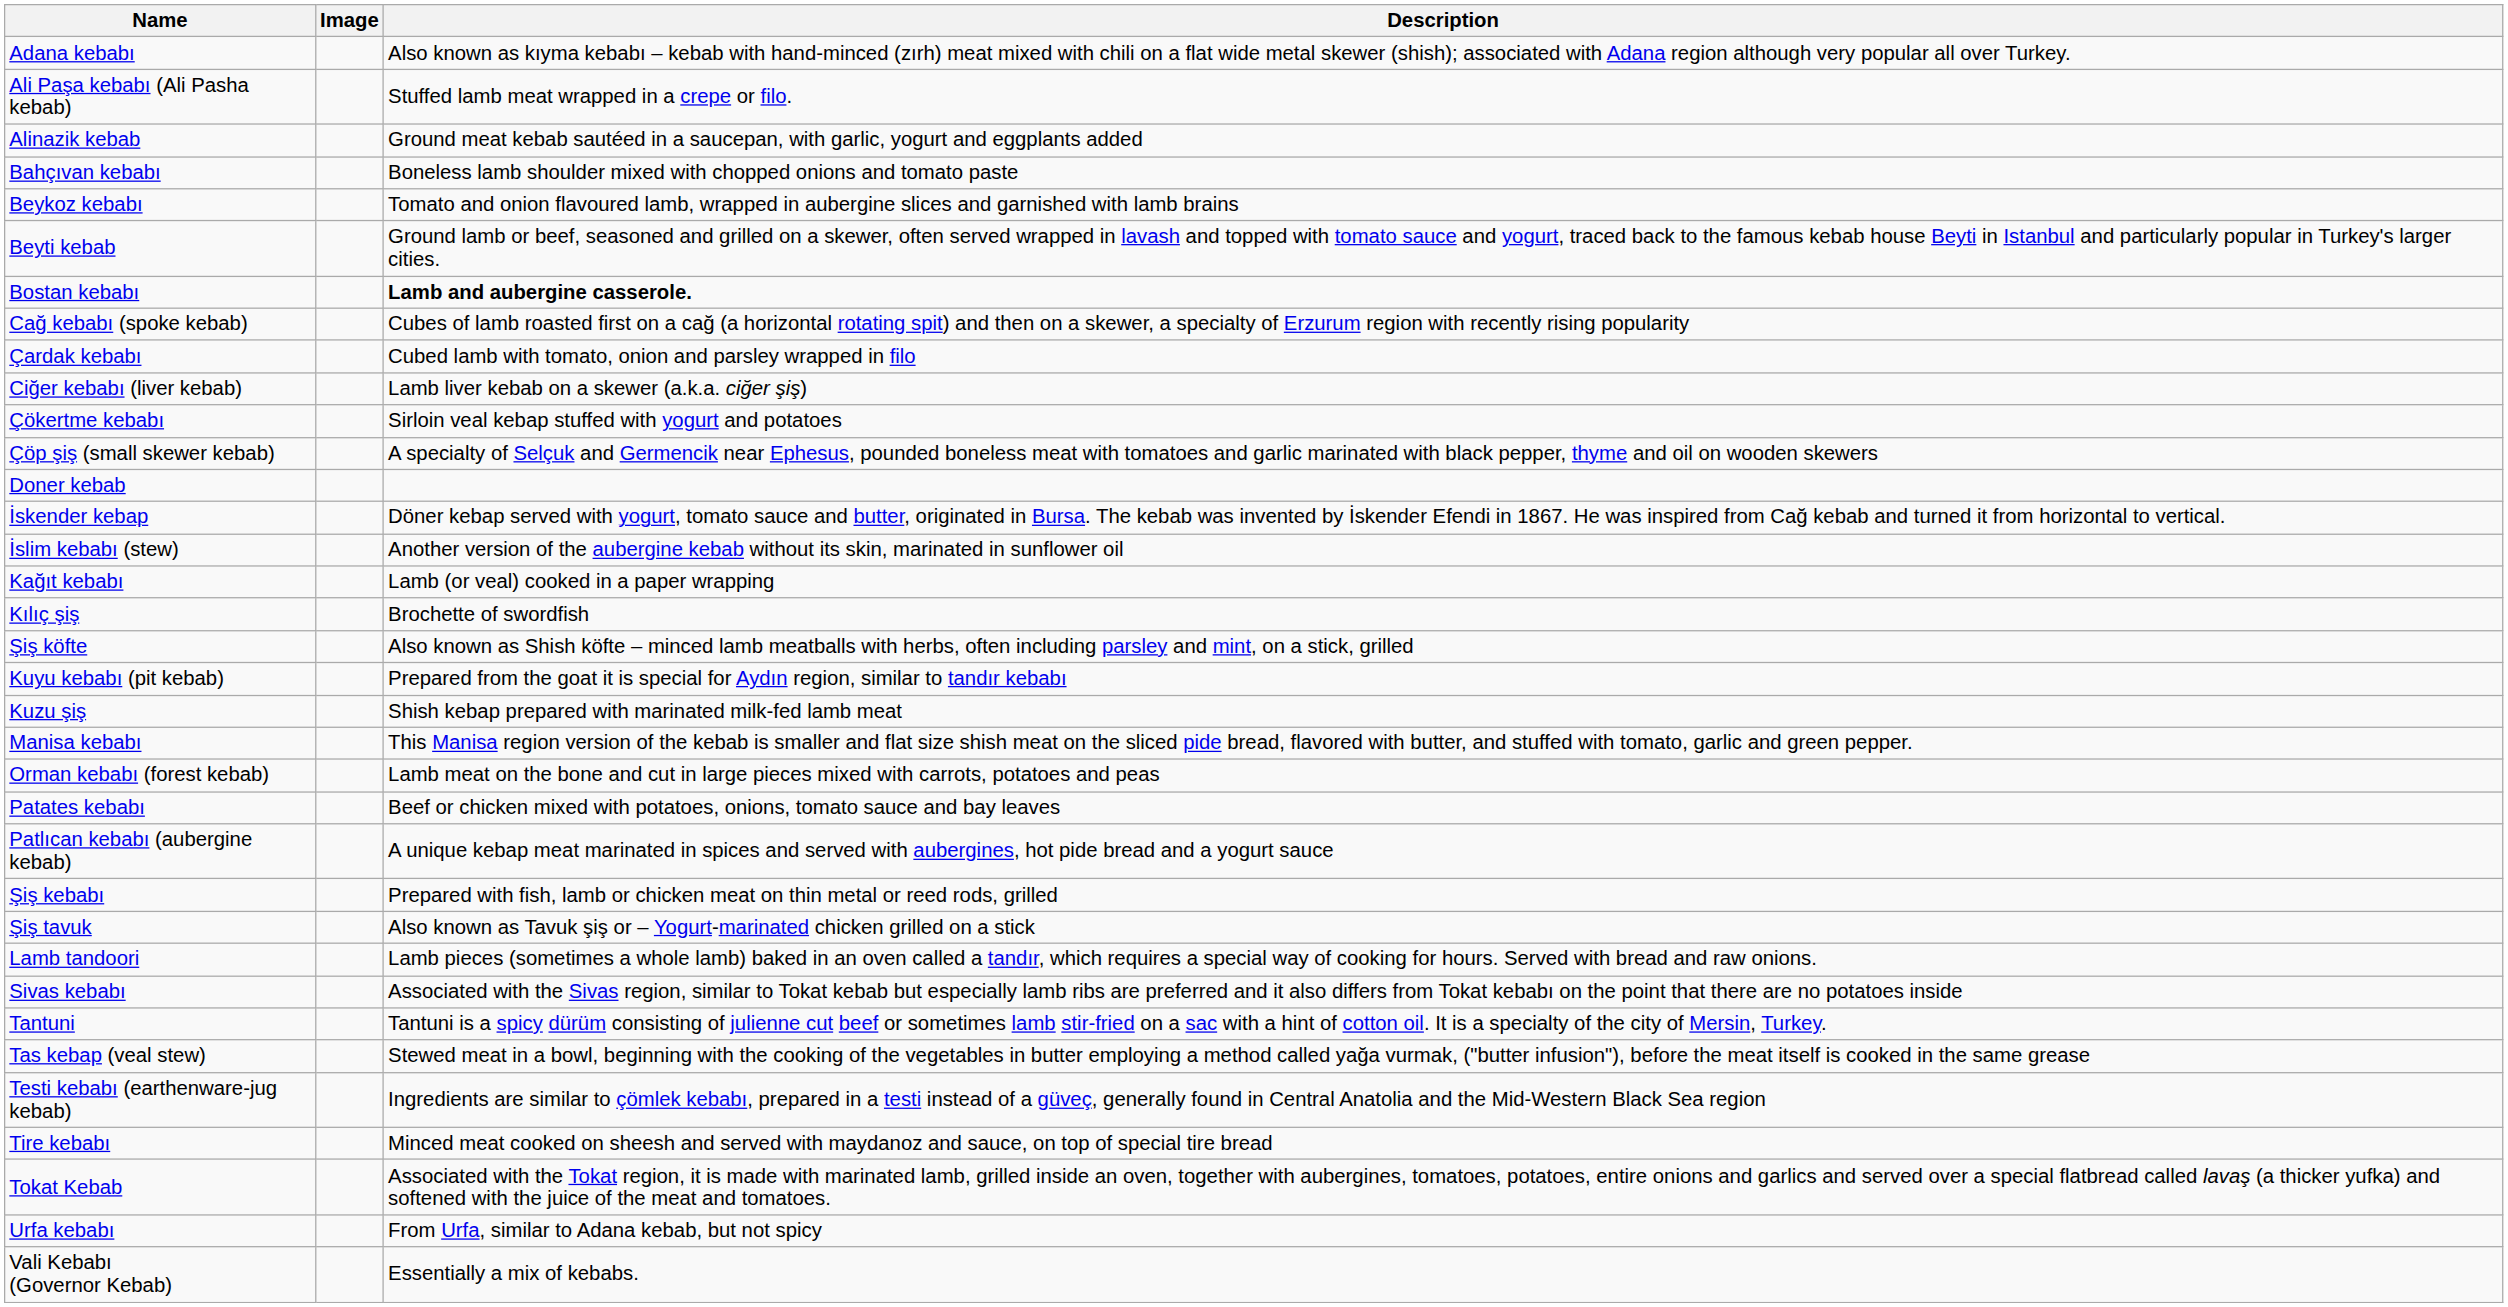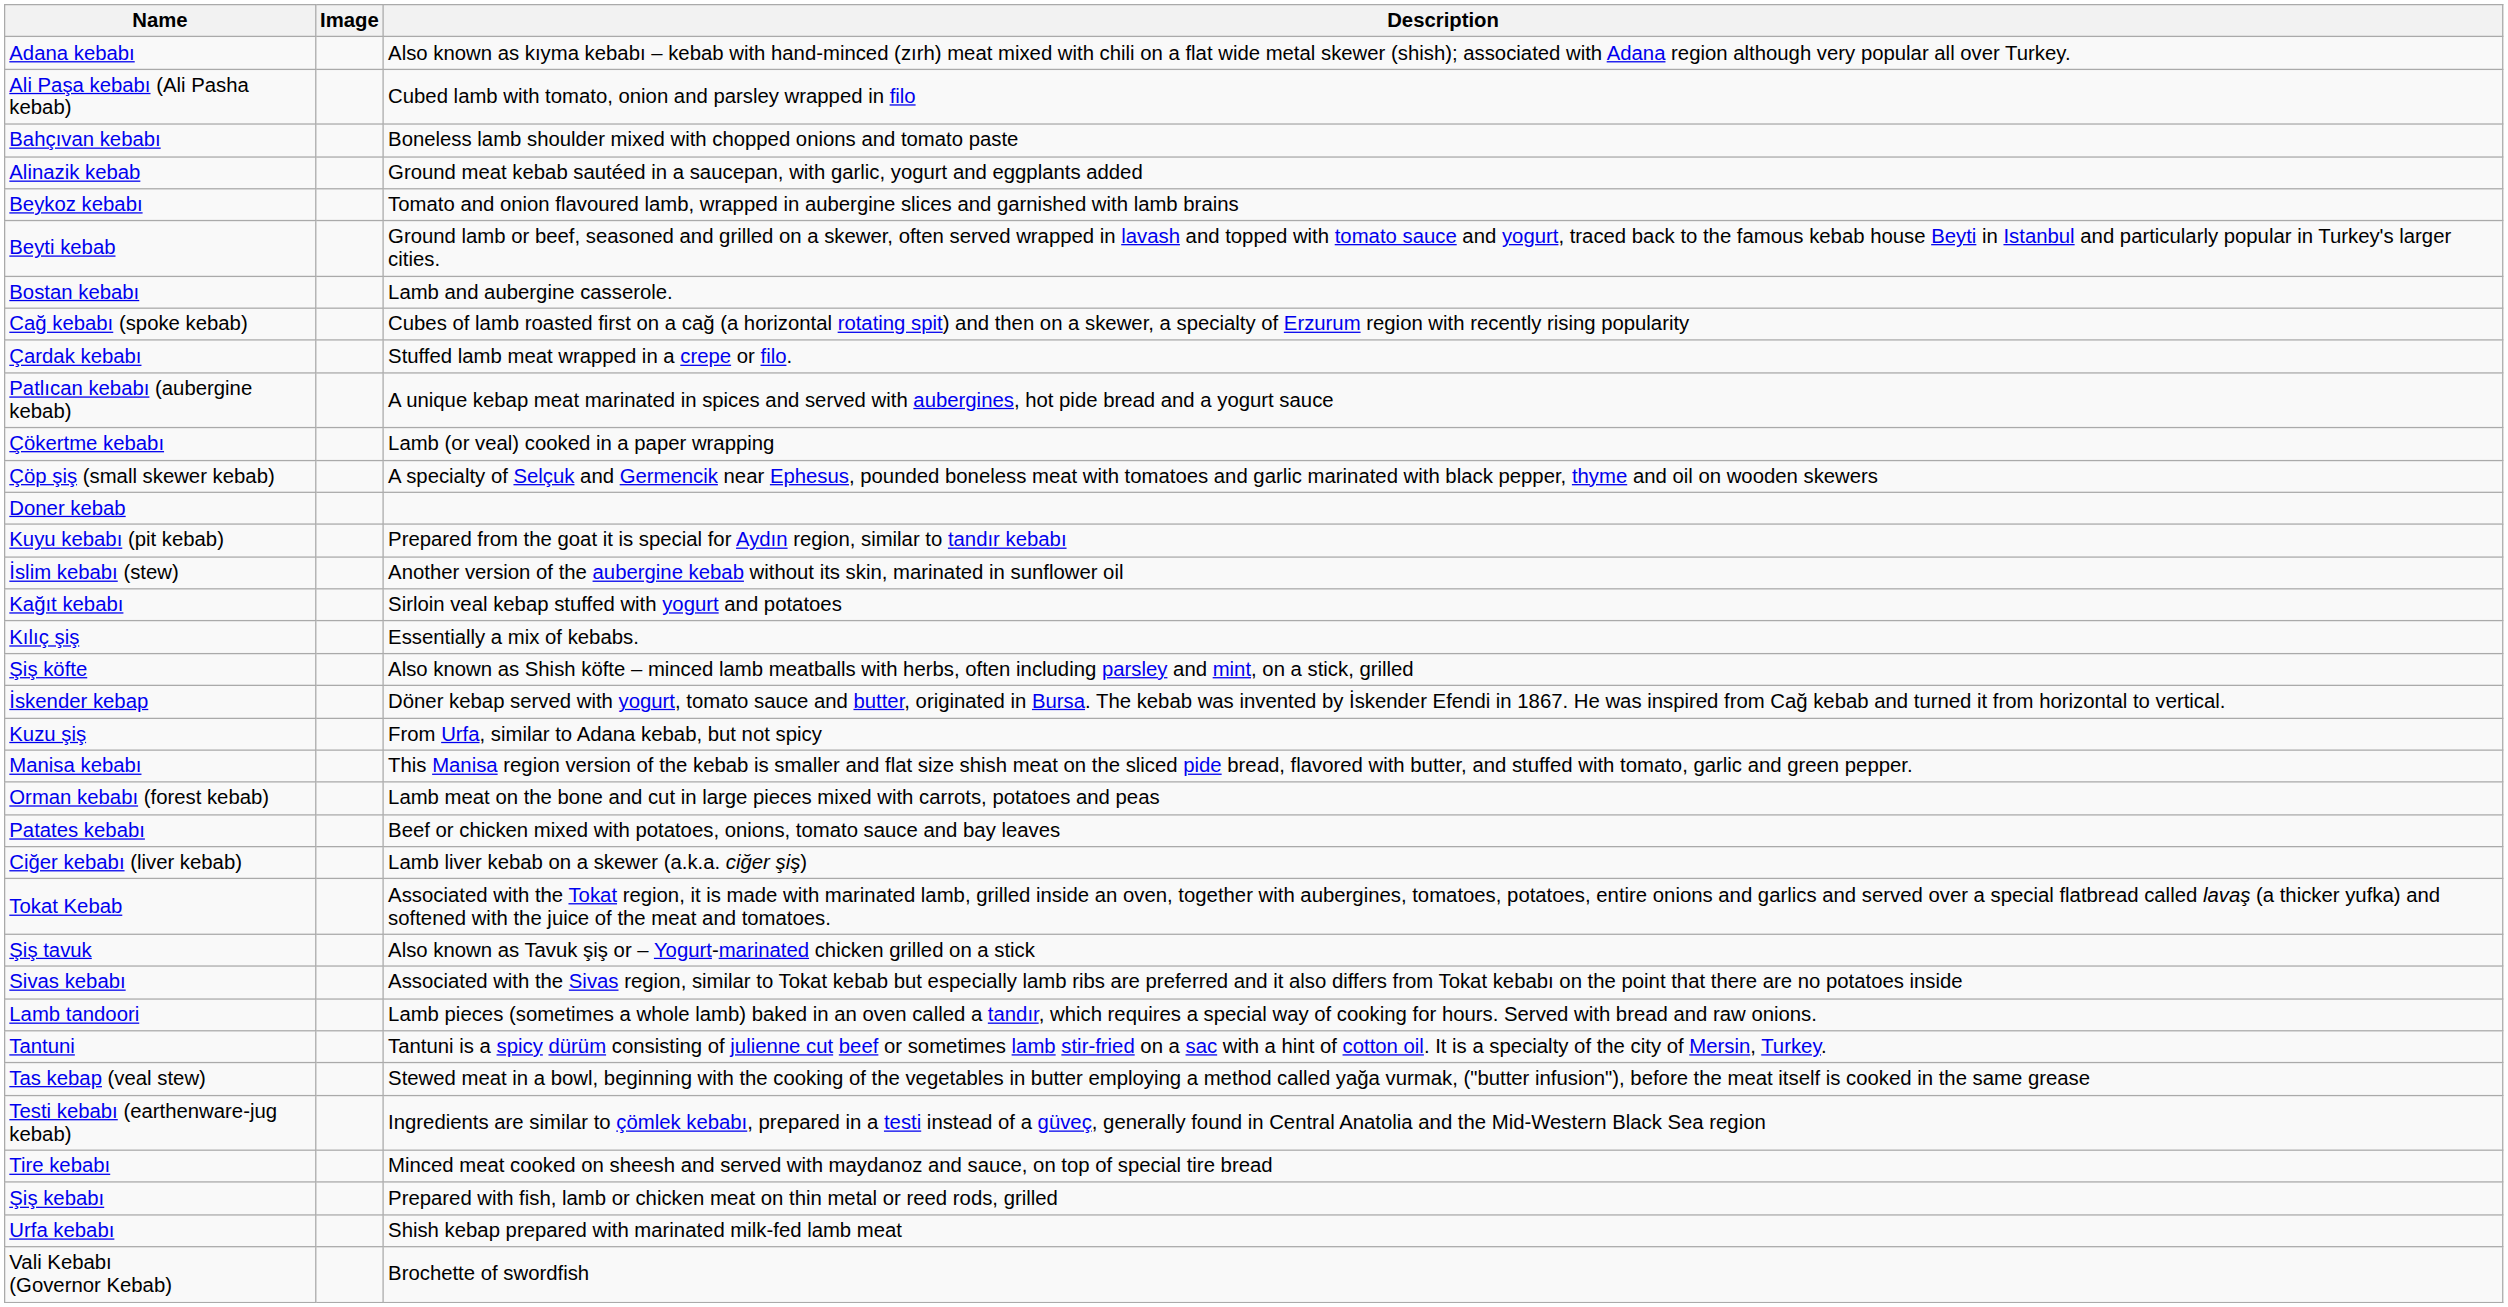(590, 96) Stuffed lamb meat wrapped in a crepe or filo. -> (652, 96) Cubed lamb with tomato, onion and parsley wrapped in filo
rows swapped: (75, 140) <-> (85, 172)
(540, 291) bold -> (530, 291) normal
(652, 356) Cubed lamb with tomato, onion and parsley wrapped in filo -> (590, 356) Stuffed lamb meat wrapped in a crepe or filo.
rows swapped: (126, 388) <-> (131, 851)
(615, 420) Sirloin veal kebap stuffed with yogurt and potatoes -> (581, 443) Lamb (or veal) cooked in a paper wrapping
rows swapped: (79, 517) <-> (117, 678)
(581, 581) Lamb (or veal) cooked in a paper wrapping -> (615, 604) Sirloin veal kebap stuffed with yogurt and potatoes
(489, 614) Brochette of swordfish -> (513, 637) Essentially a mix of kebabs.
(645, 710) Shish kebap prepared with marinated milk-fed lamb meat -> (605, 733) From Urfa, similar to Adana kebab, but not spicy
rows swapped: (57, 894) <-> (66, 1186)
rows swapped: (67, 991) <-> (74, 959)
(605, 1230) From Urfa, similar to Adana kebab, but not spicy -> (645, 1230) Shish kebap prepared with marinated milk-fed lamb meat
(513, 1274) Essentially a mix of kebabs. -> (489, 1274) Brochette of swordfish
